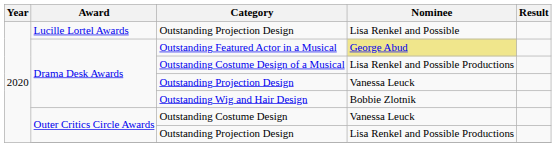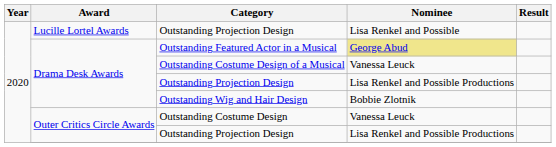(432, 64) Lisa Renkel and Possible Productions -> (382, 64) Vanessa Leuck
(382, 82) Vanessa Leuck -> (432, 82) Lisa Renkel and Possible Productions
